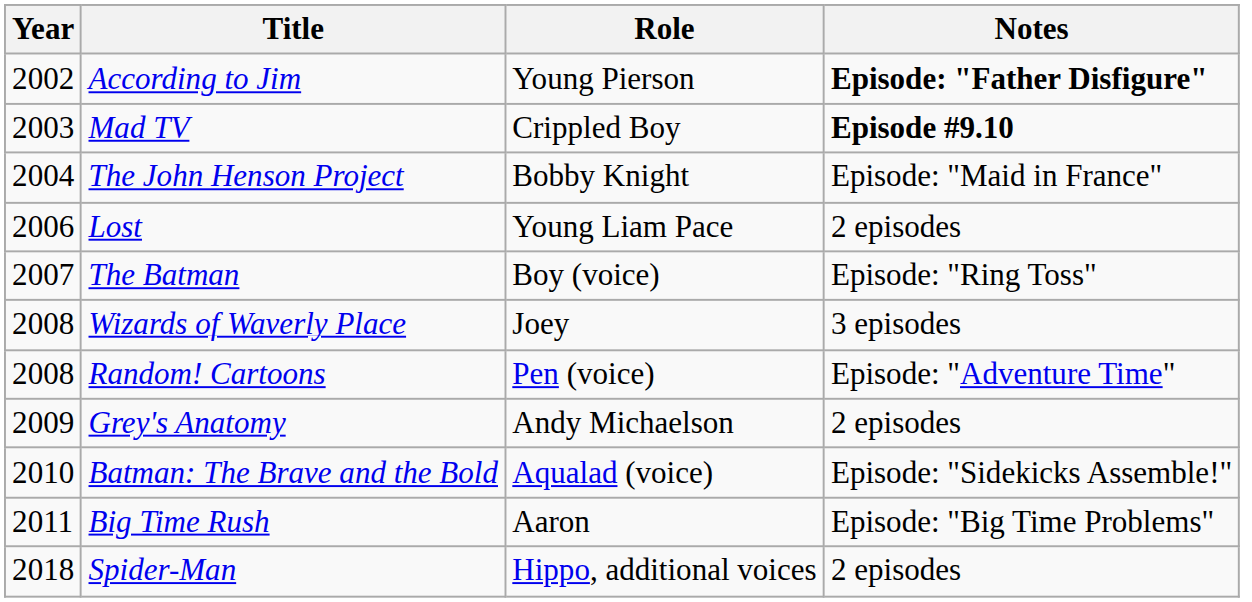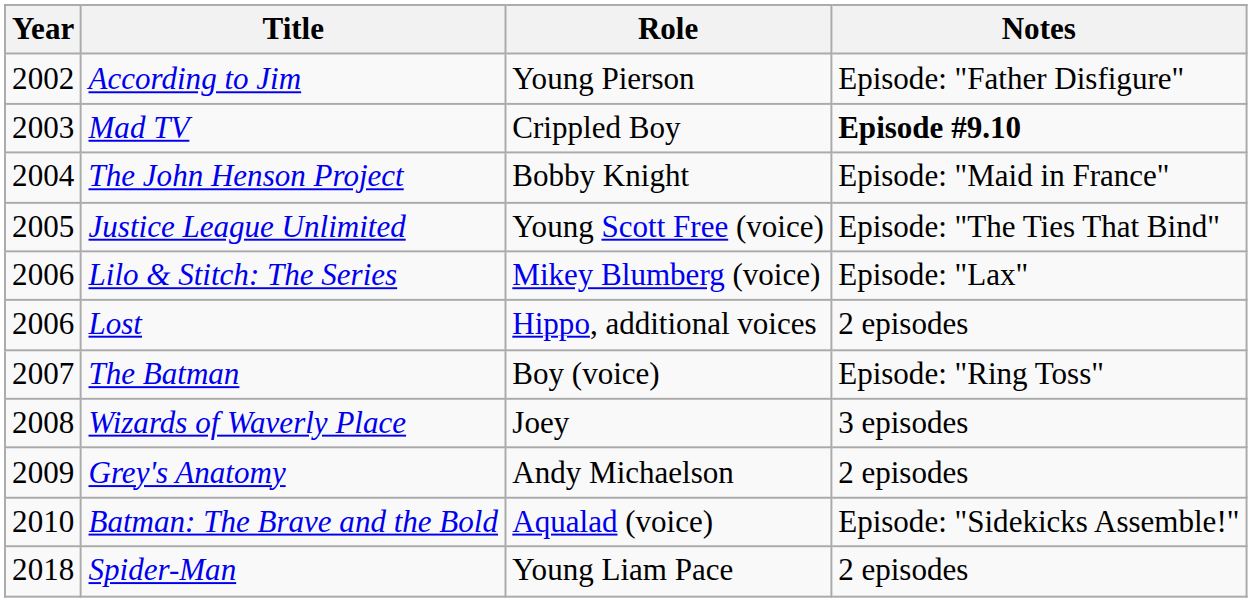(1019, 78) bold -> (1011, 78) normal
+ row: (247, 226)
+ row: (243, 275)
(623, 226) Young Liam Pace -> (664, 324) Hippo, additional voices
- row: (207, 373)
- row: (179, 521)
(664, 570) Hippo, additional voices -> (623, 570) Young Liam Pace
